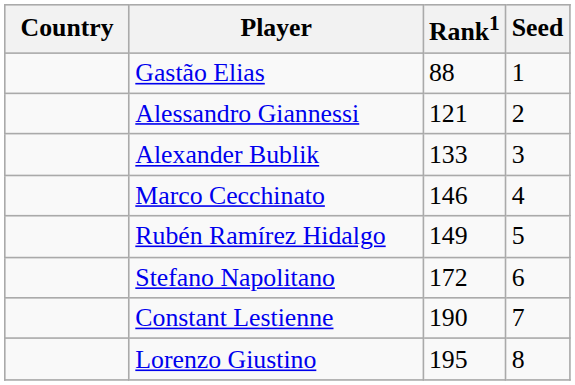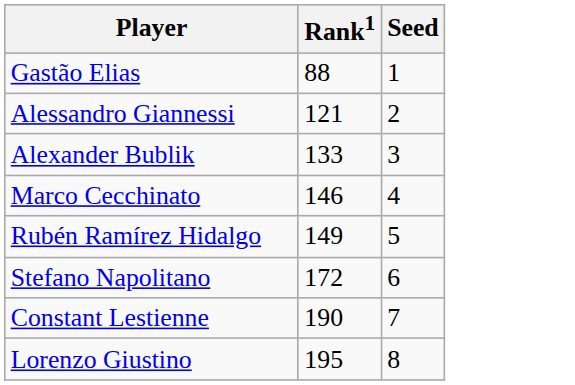- column: (67, 28)
